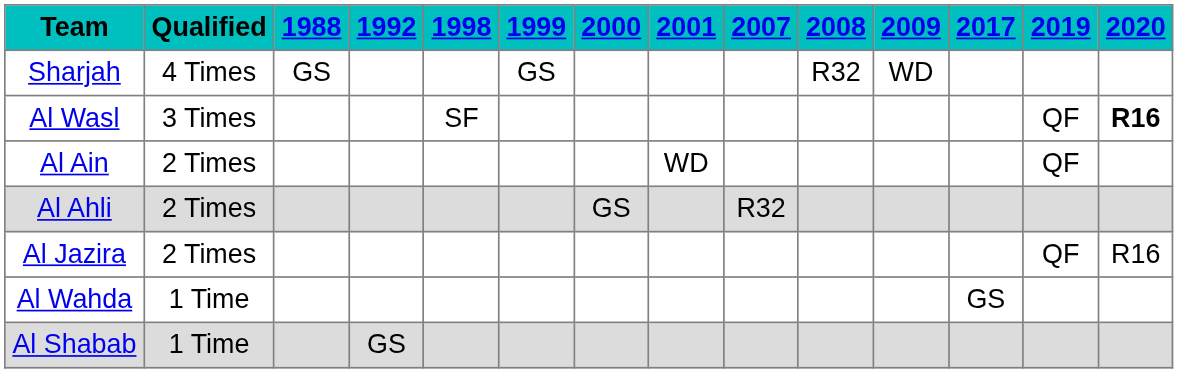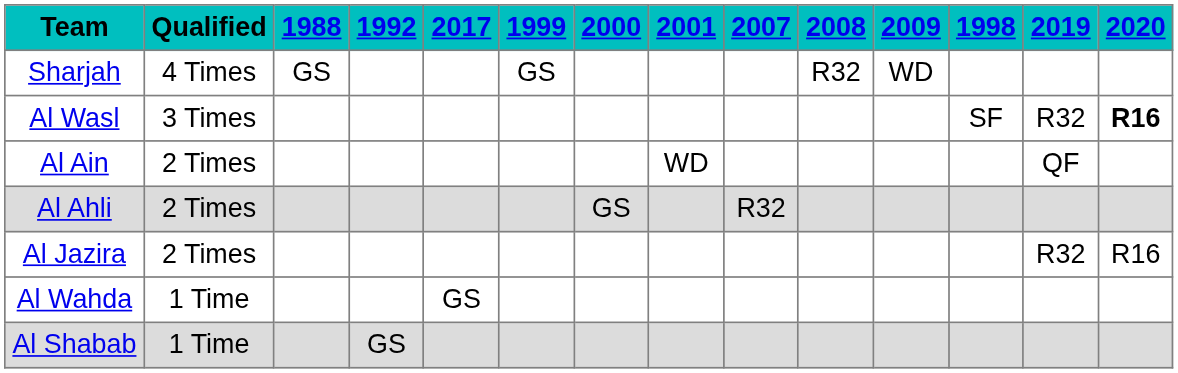columns swapped: (461, 27) <-> (986, 27)
(1061, 117) QF -> (1061, 117) R32
(1061, 253) QF -> (1061, 253) R32
